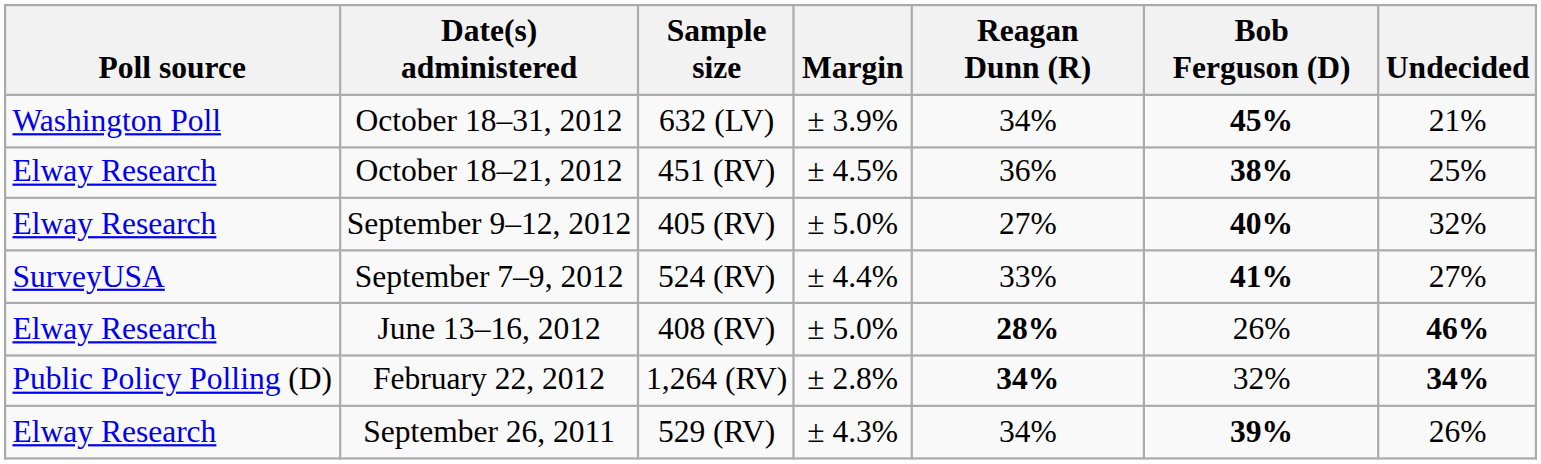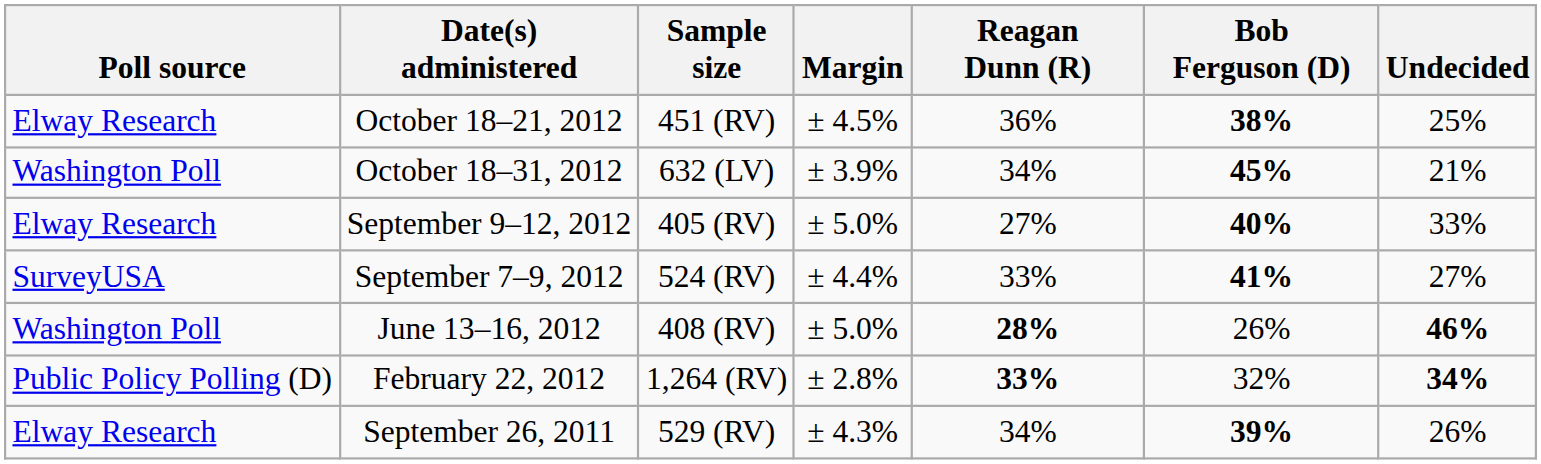rows swapped: (489, 120) <-> (489, 172)
(1458, 224) 32% -> (1458, 224) 33%
(114, 328) Elway Research -> (117, 328) Washington Poll
(1028, 380) 34% -> (1028, 380) 33%
